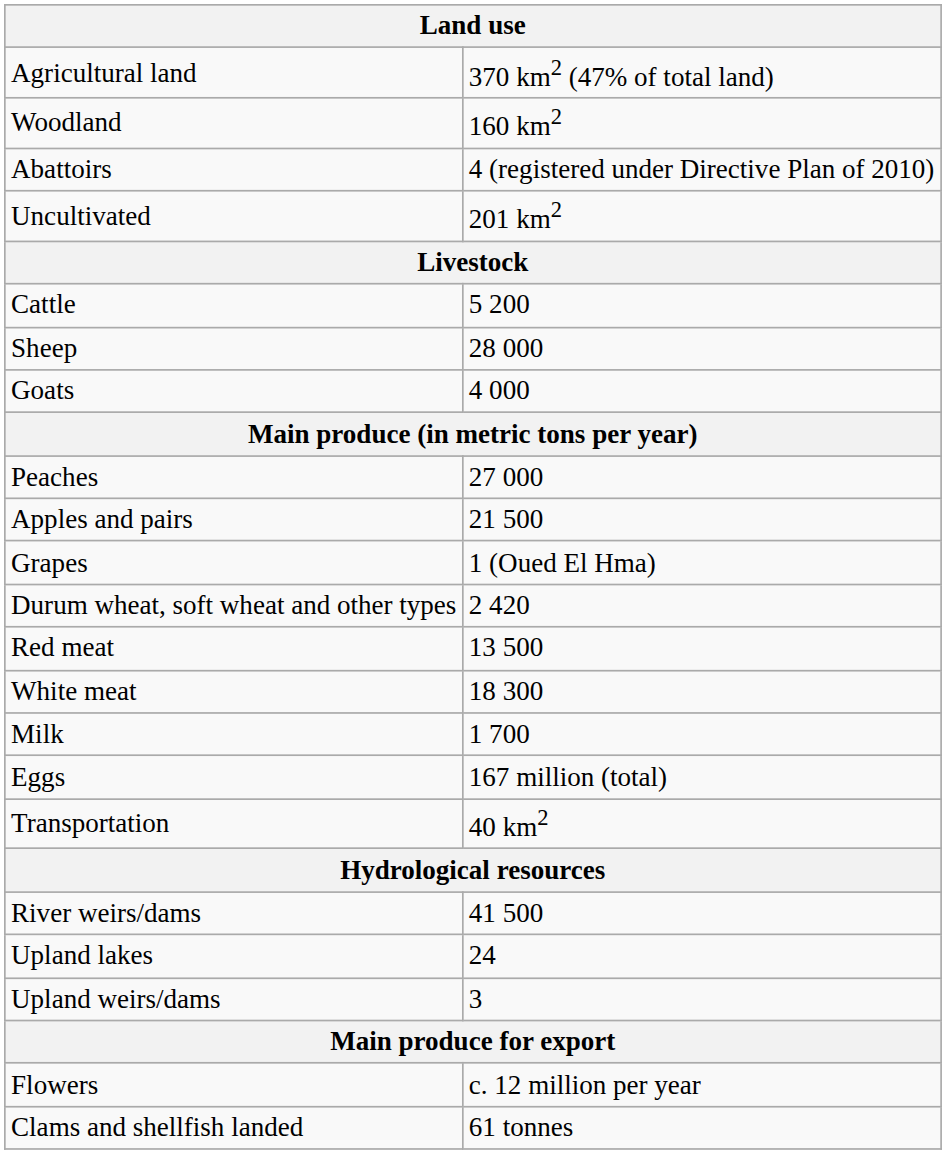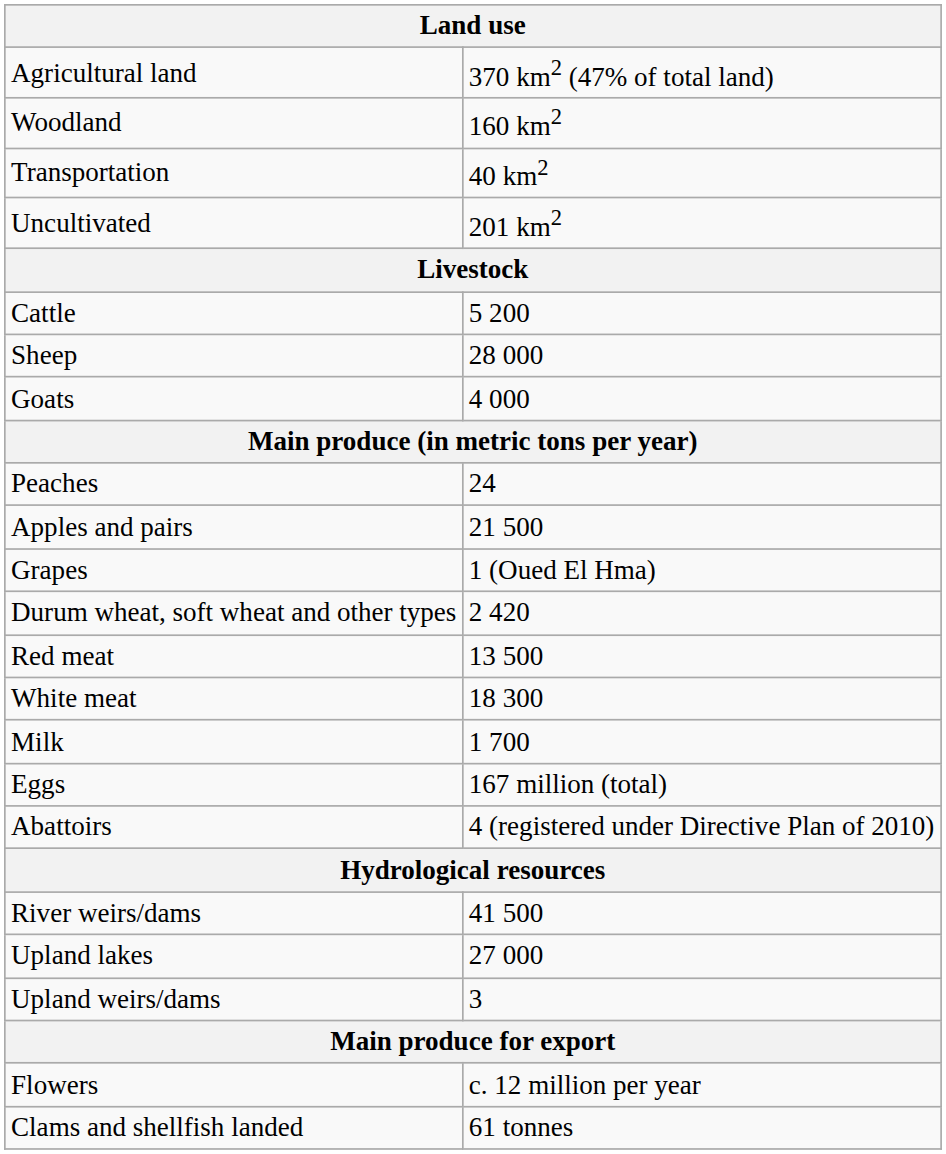rows swapped: (90, 823) <-> (61, 169)
(506, 476) 27 000 -> (482, 484) 24
(482, 955) 24 -> (506, 955) 27 000
